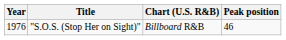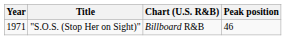(16, 27) 1976 -> (16, 27) 1971
